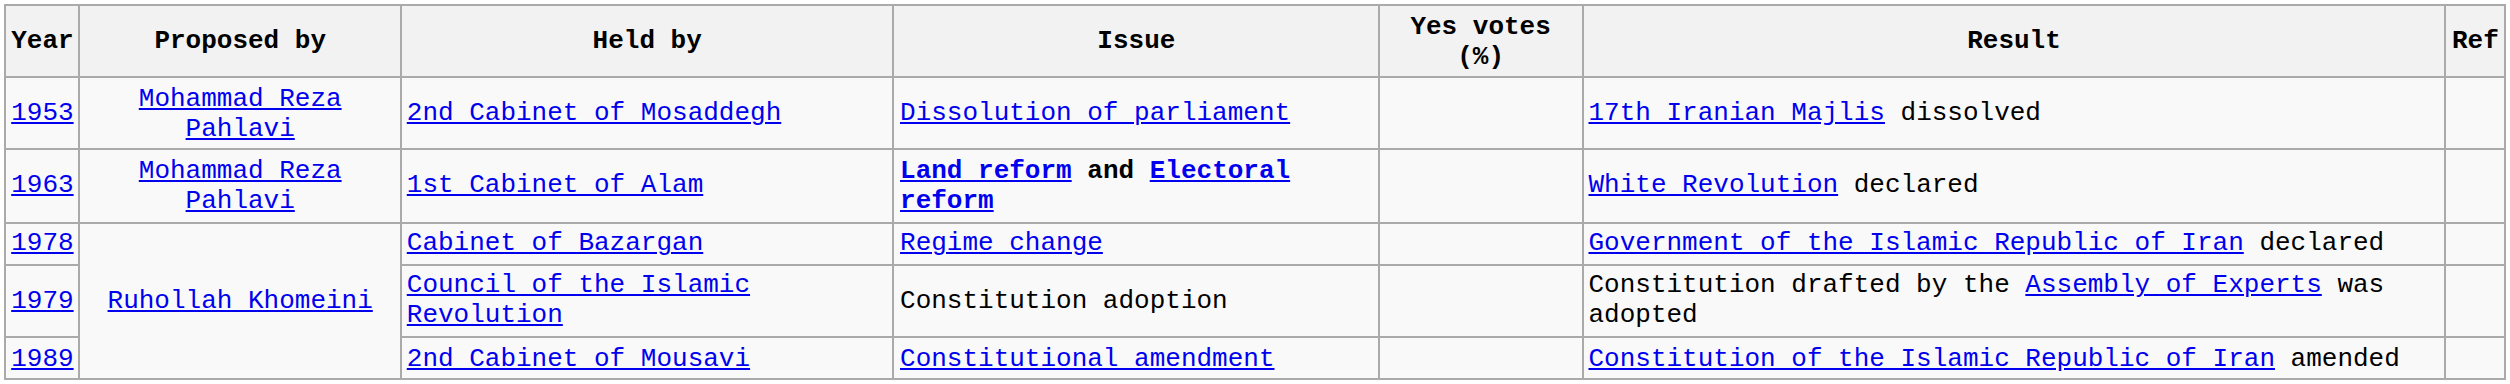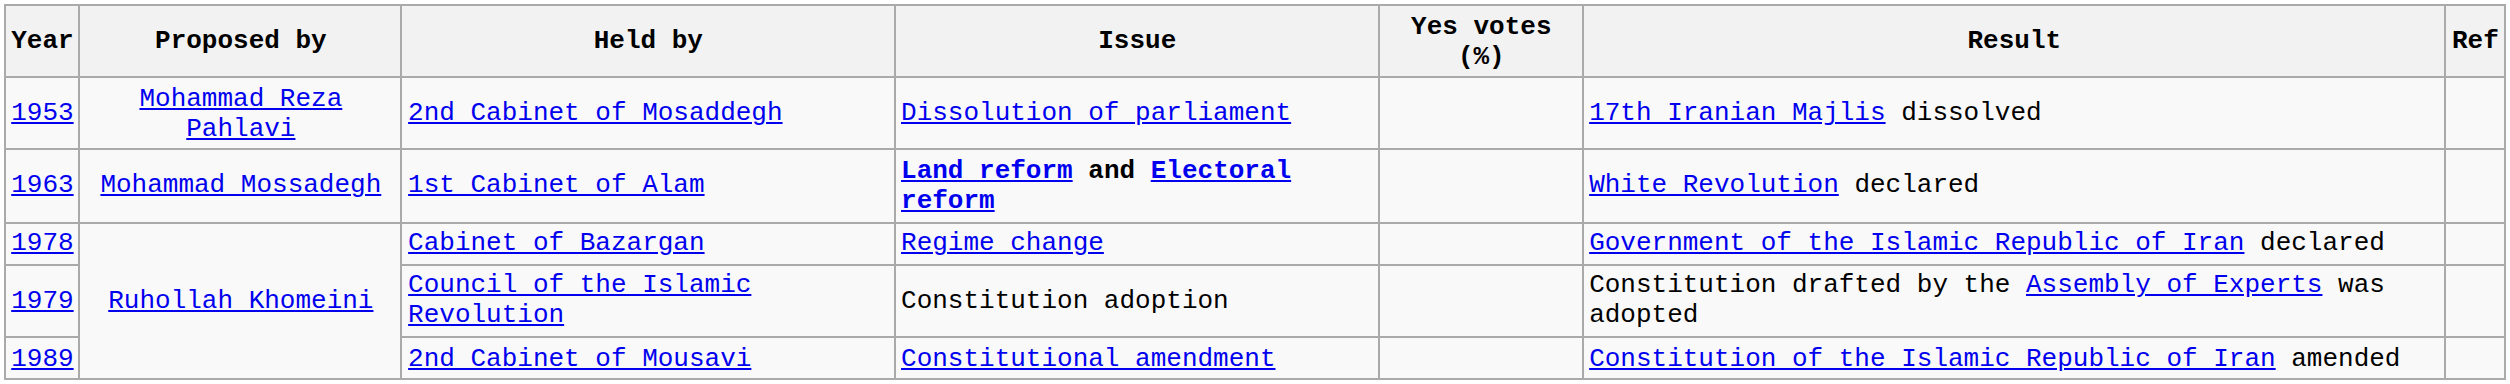(240, 186) Mohammad Reza Pahlavi -> (241, 186) Mohammad Mossadegh
